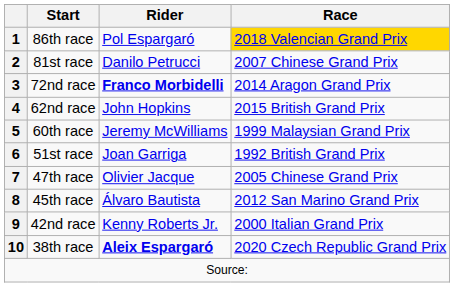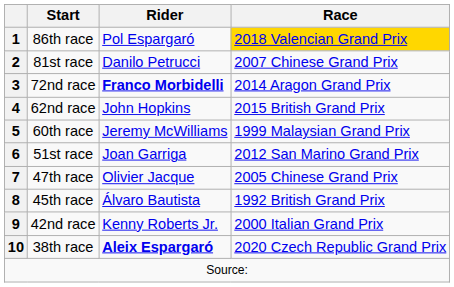(310, 154) 1992 British Grand Prix -> (327, 154) 2012 San Marino Grand Prix
(327, 200) 2012 San Marino Grand Prix -> (310, 200) 1992 British Grand Prix
